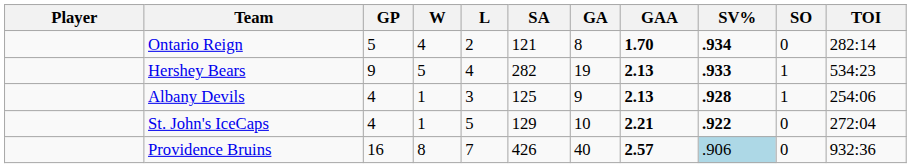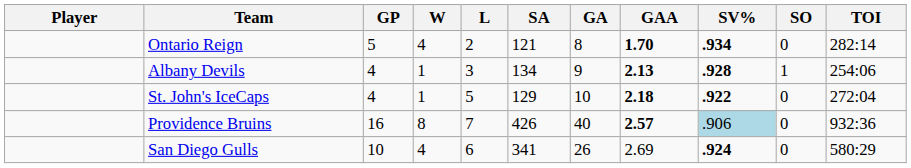- row: (197, 70)
(524, 96) 125 -> (524, 70) 134
(639, 123) 2.21 -> (639, 96) 2.18
+ row: (203, 149)
